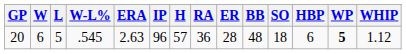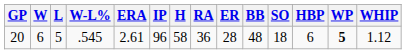(132, 37) 2.63 -> (132, 37) 2.61
(180, 37) 57 -> (180, 37) 58
